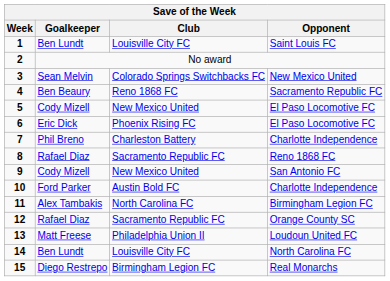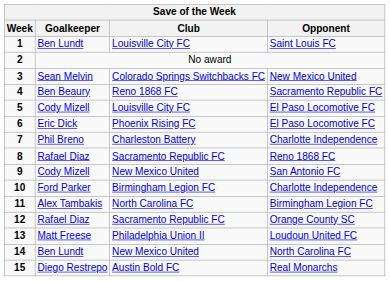(156, 108) New Mexico United -> (151, 108) Louisville City FC
(146, 188) Austin Bold FC -> (164, 188) Birmingham Legion FC
(151, 252) Louisville City FC -> (156, 252) New Mexico United
(164, 268) Birmingham Legion FC -> (146, 268) Austin Bold FC
